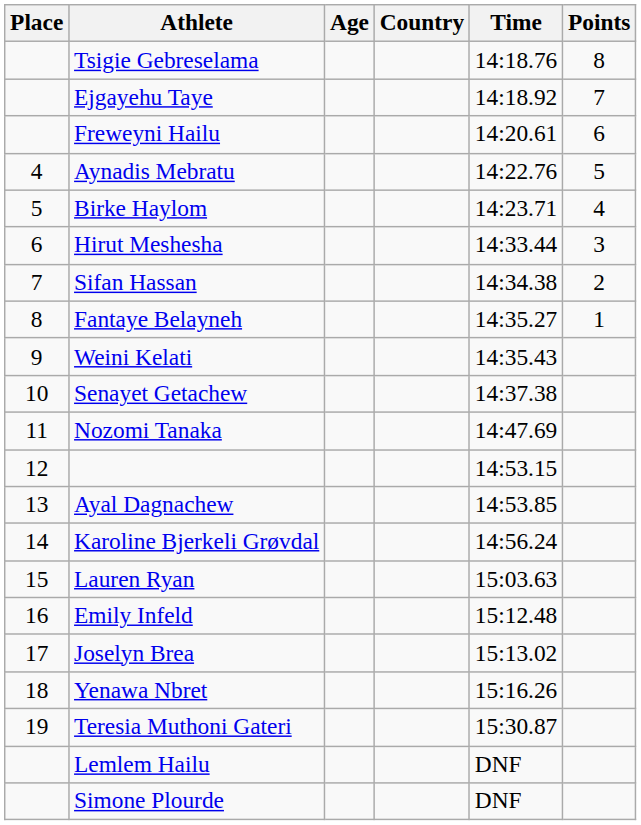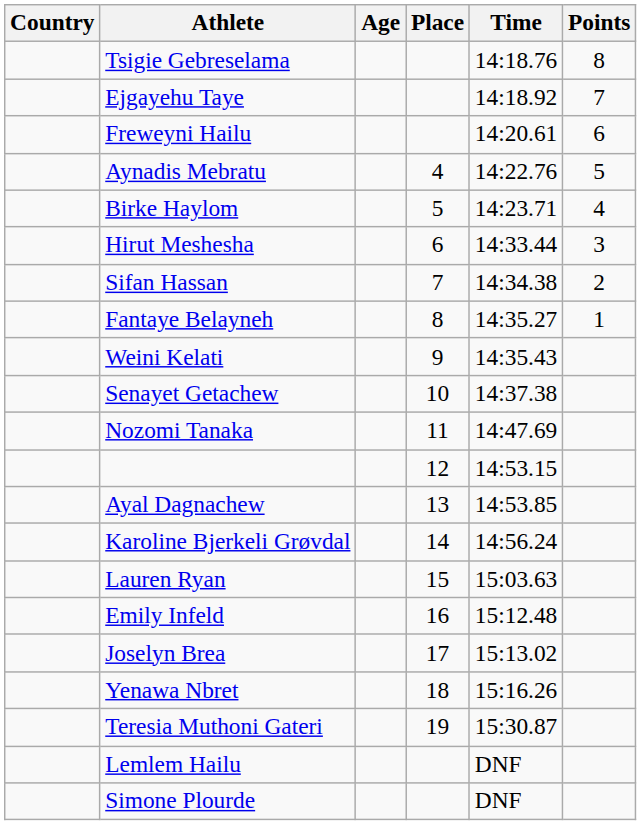columns swapped: (37, 23) <-> (422, 23)
